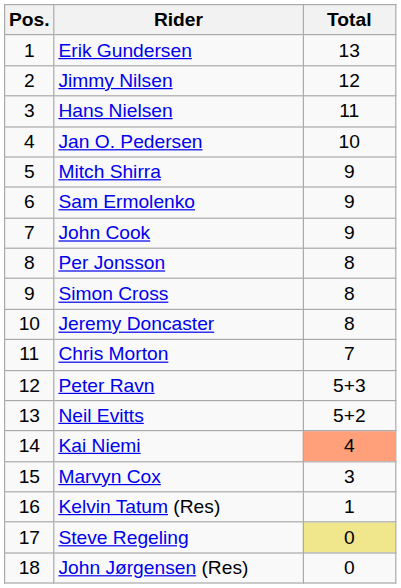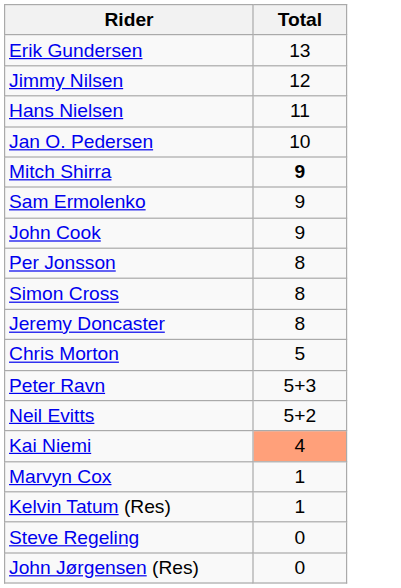- column: (29, 19)
(349, 171) normal -> (300, 171) bold
(349, 354) 7 -> (300, 354) 5
(349, 476) 3 -> (300, 476) 1
(349, 537) khaki background -> (300, 537) no background
